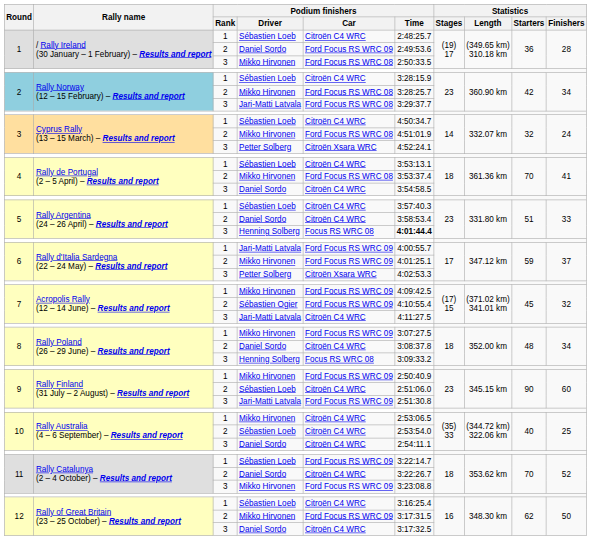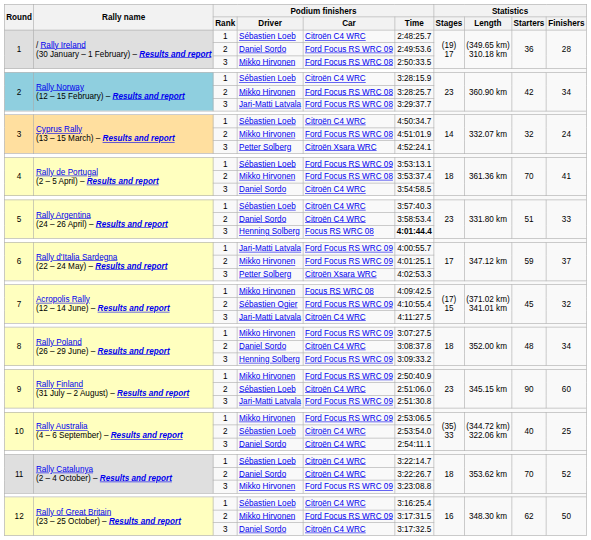(335, 163) Citroën C4 WRC -> (349, 163) Ford Focus RS WRC 09
(349, 291) Ford Focus RS WRC 09 -> (339, 291) Focus RS WRC 08
(339, 359) Focus RS WRC 08 -> (349, 359) Ford Focus RS WRC 09
(335, 418) Citroën C4 WRC -> (349, 418) Ford Focus RS WRC 09
(349, 461) Ford Focus RS WRC 09 -> (335, 461) Citroën C4 WRC
